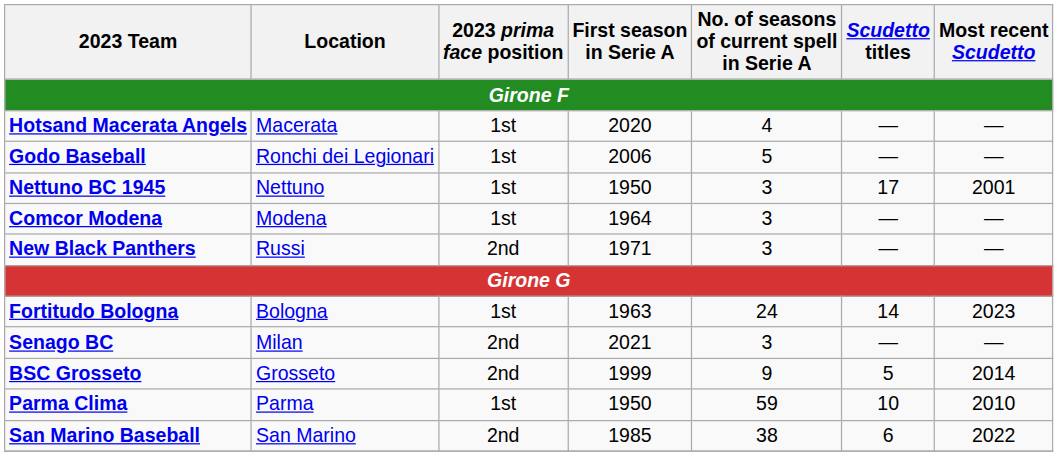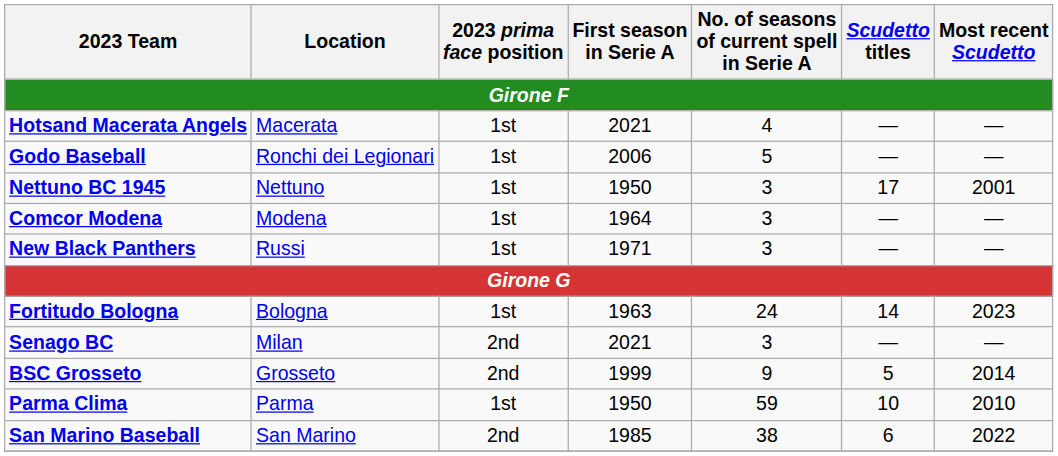(630, 125) 2020 -> (630, 125) 2021
(503, 249) 2nd -> (503, 249) 1st
